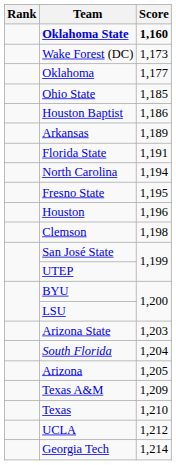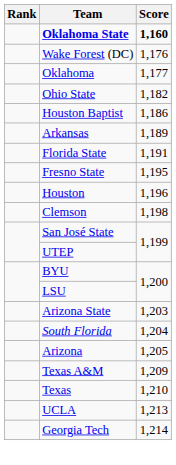(154, 53) 1,173 -> (154, 53) 1,176
(154, 93) 1,185 -> (154, 93) 1,182
- row: (80, 172)
(154, 430) 1,212 -> (154, 410) 1,213
